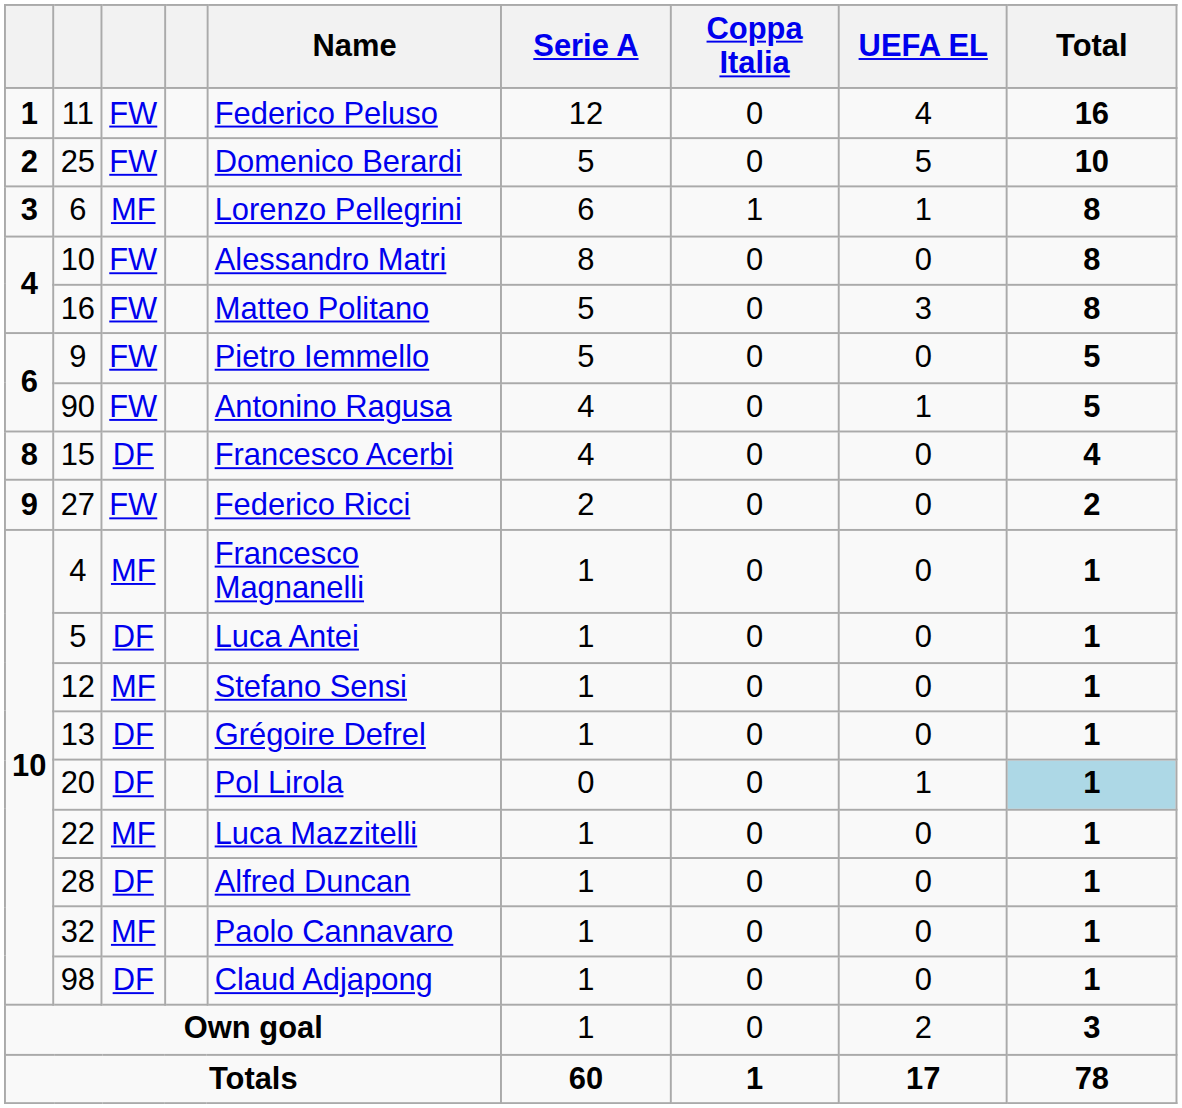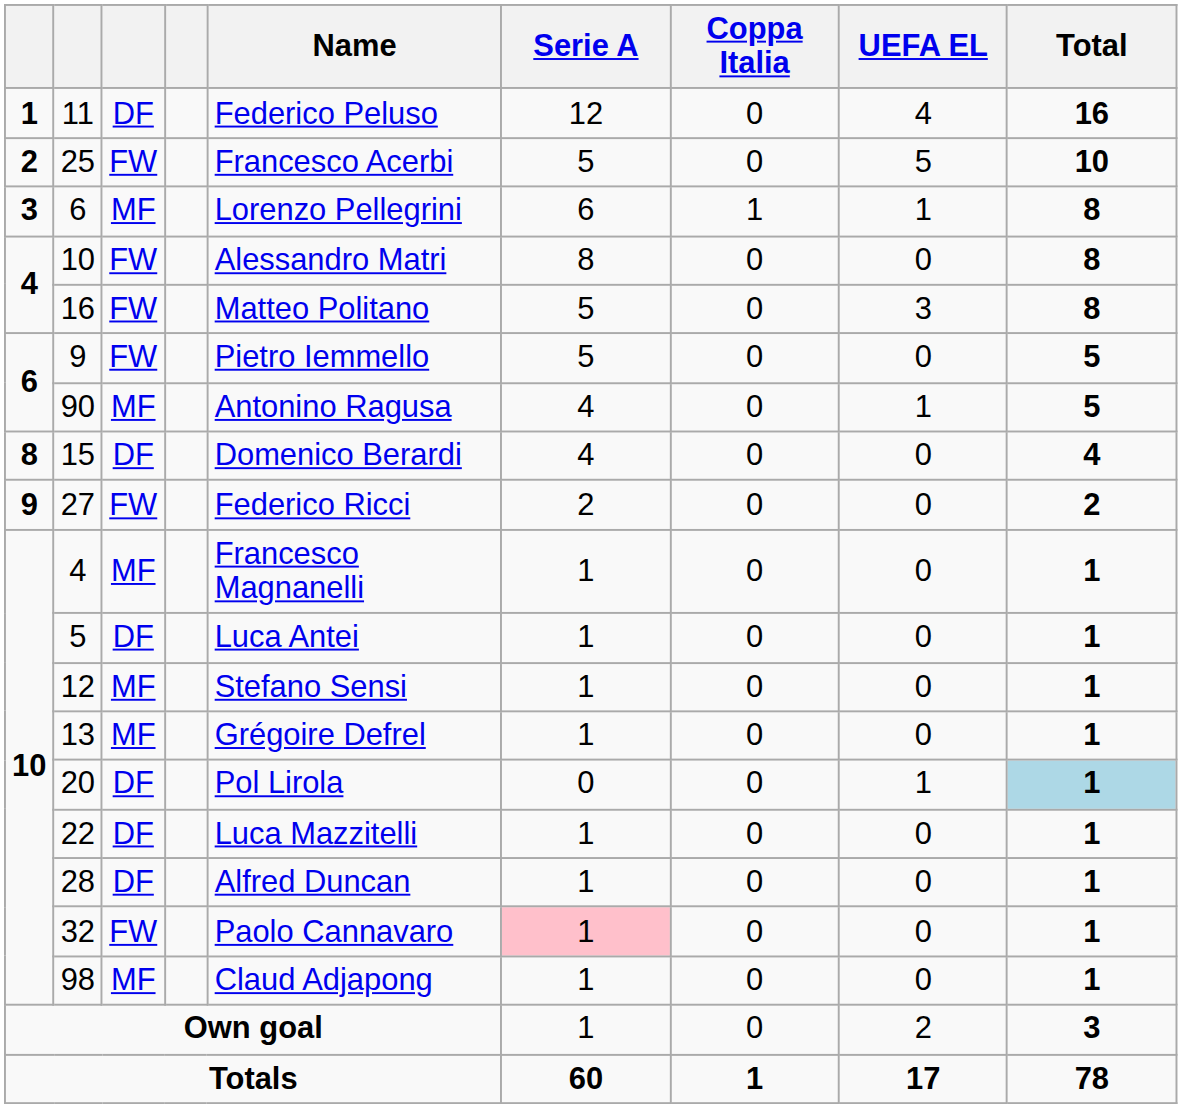(133, 112) FW -> (133, 112) DF
(338, 161) Domenico Berardi -> (334, 161) Francesco Acerbi
(133, 406) FW -> (133, 406) MF
(334, 455) Francesco Acerbi -> (338, 455) Domenico Berardi
(133, 735) DF -> (133, 735) MF
(133, 833) MF -> (133, 833) DF
(133, 931) MF -> (133, 931) FW
(586, 931) no background -> (586, 931) pink background
(133, 979) DF -> (133, 979) MF
